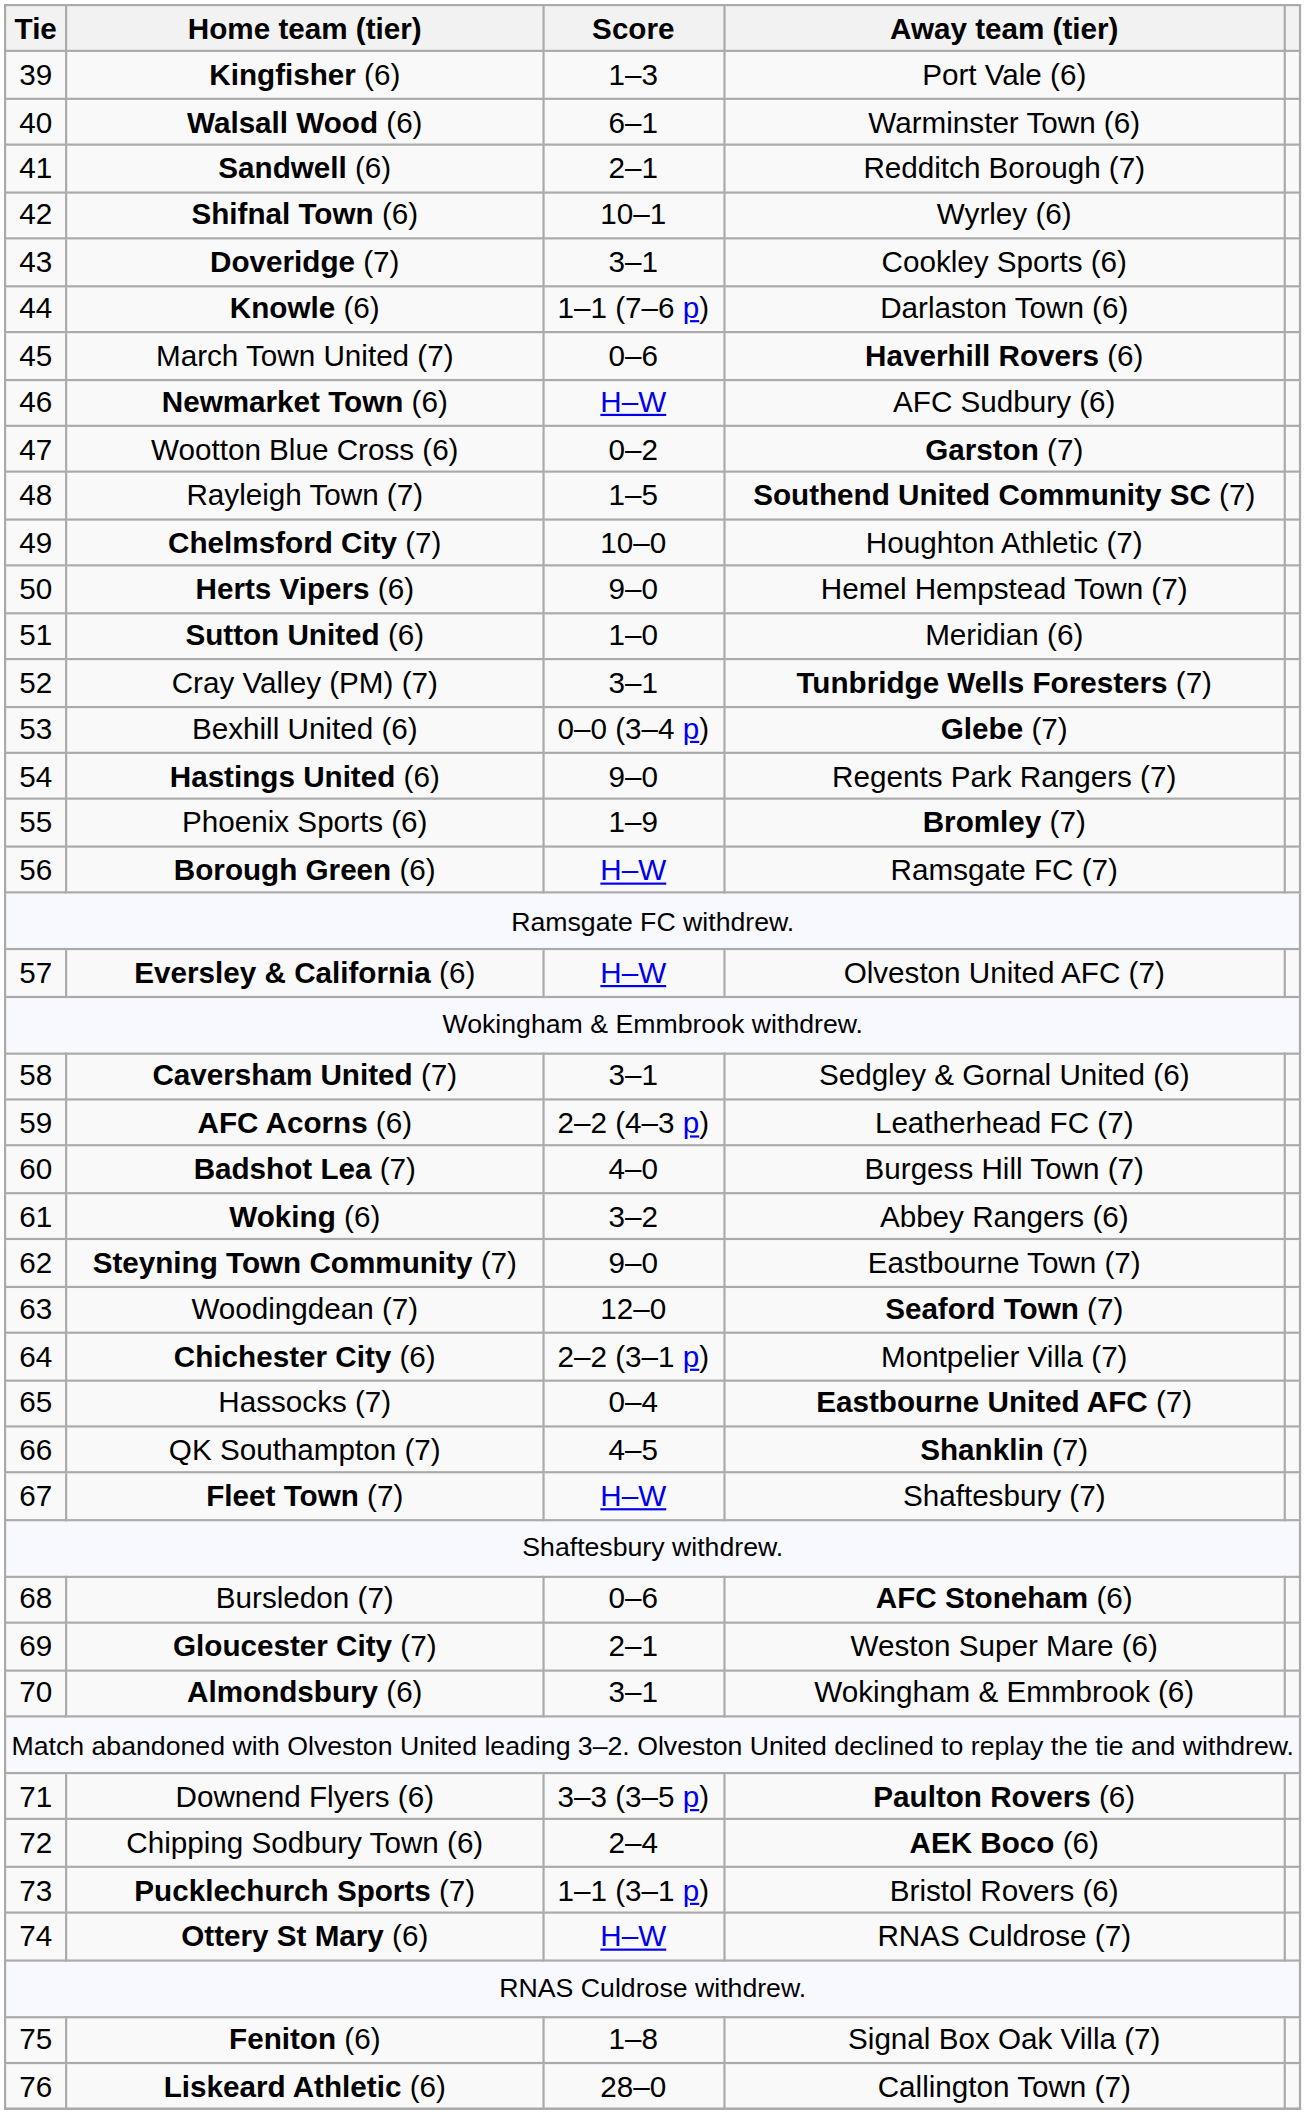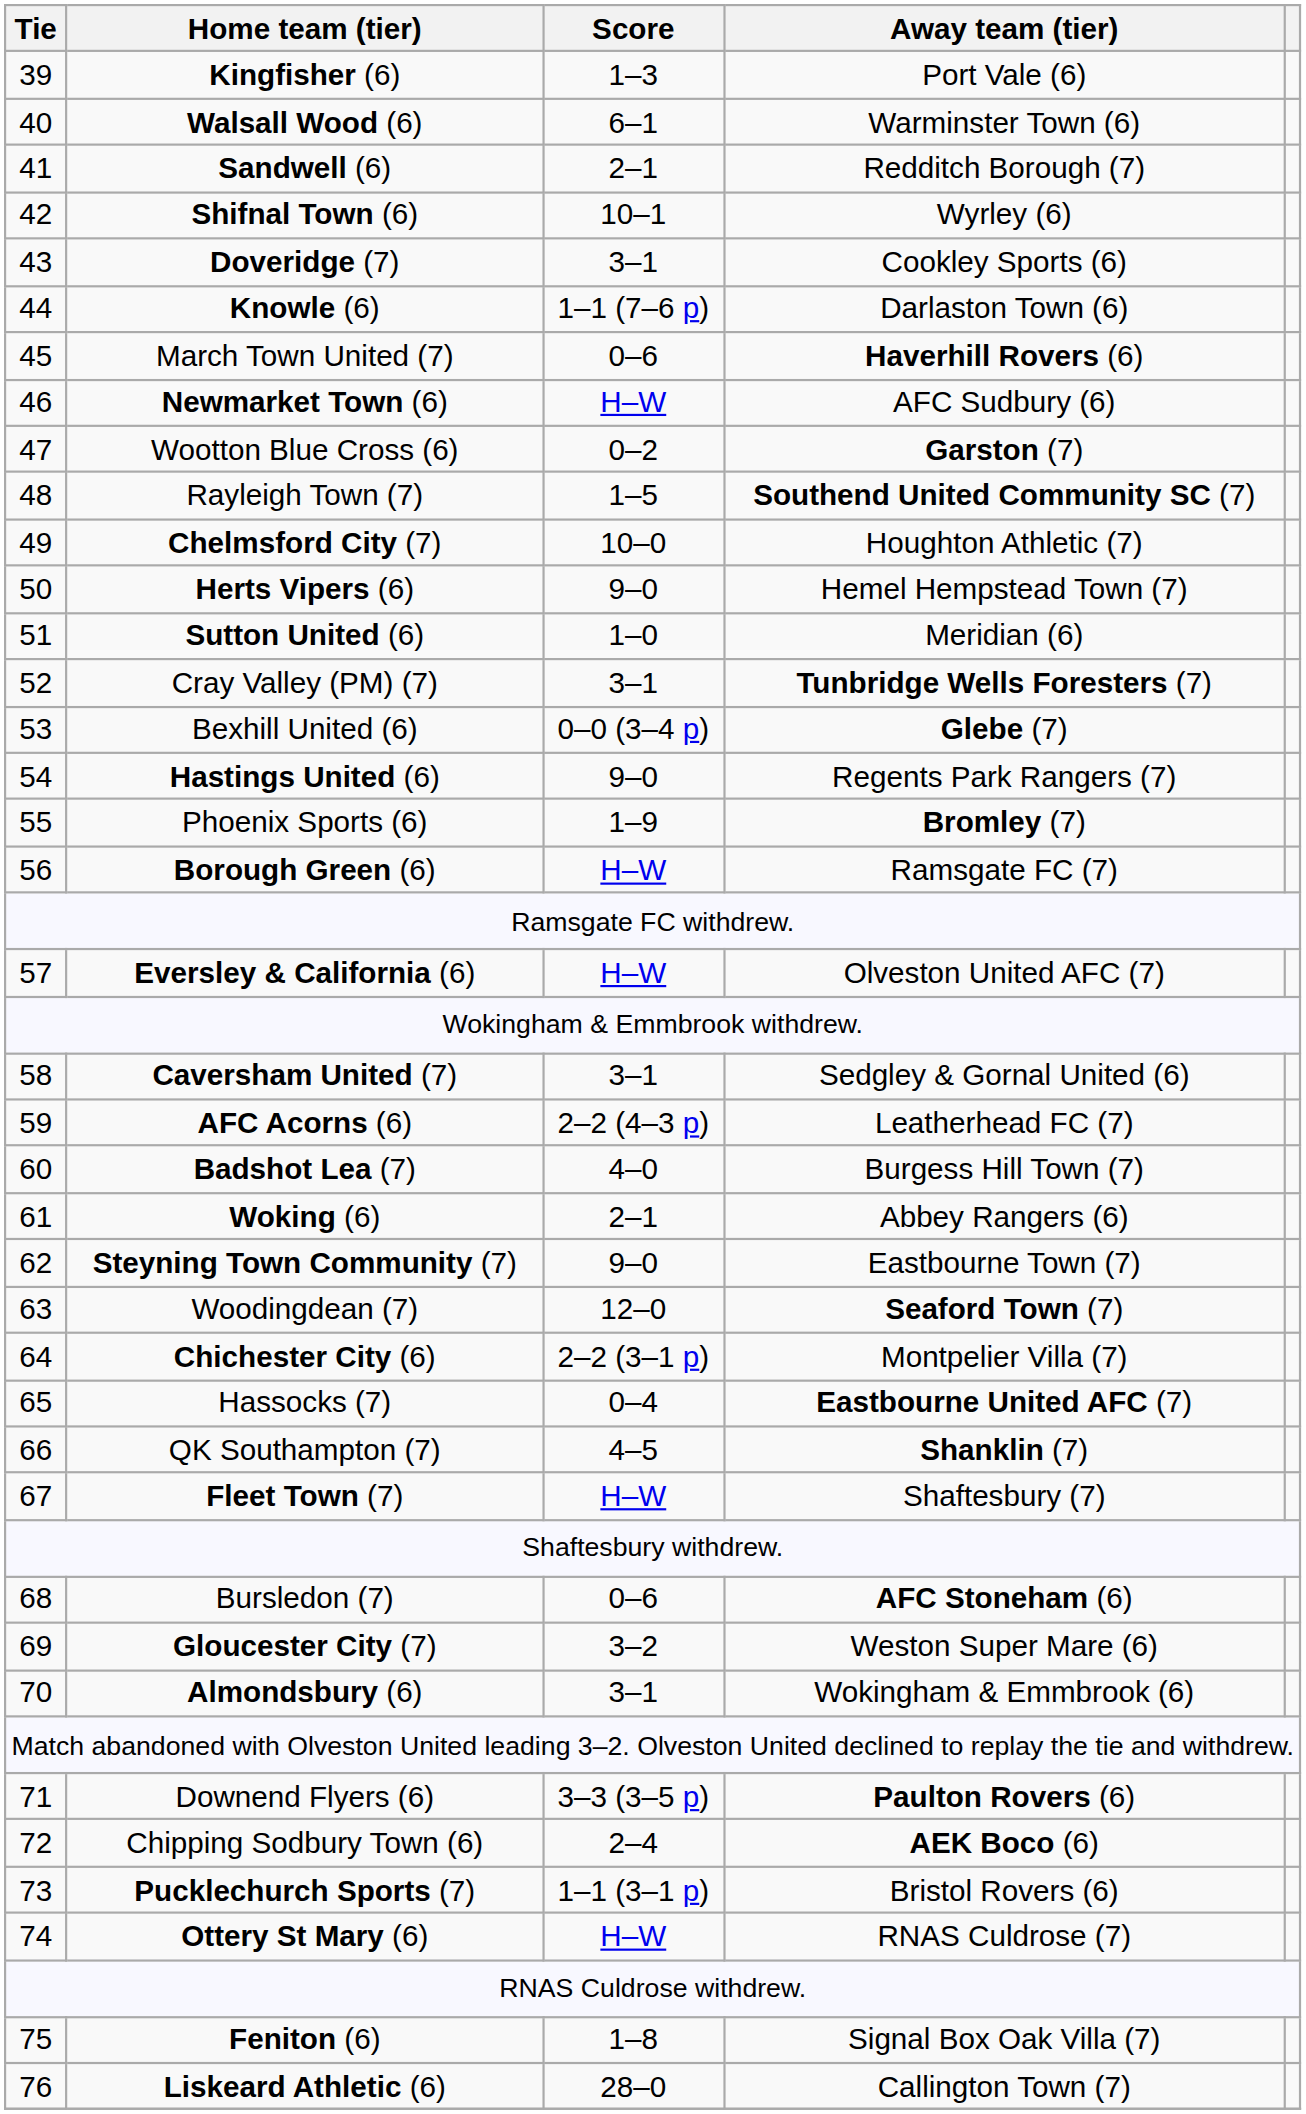(633, 1216) 3–2 -> (633, 1216) 2–1
(633, 1646) 2–1 -> (633, 1646) 3–2
